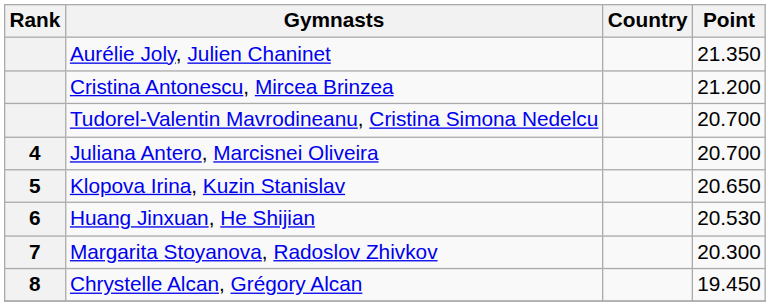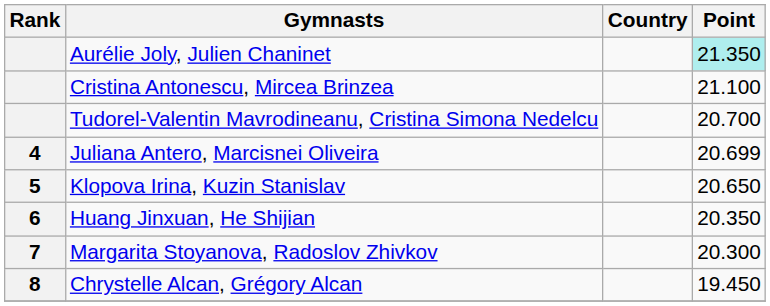(729, 53) no background -> (729, 53) paleturquoise background
(729, 86) 21.200 -> (729, 86) 21.100
(729, 152) 20.700 -> (729, 152) 20.699
(729, 218) 20.530 -> (729, 218) 20.350
